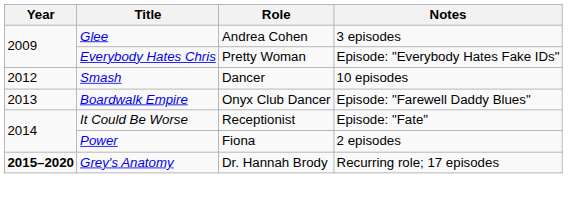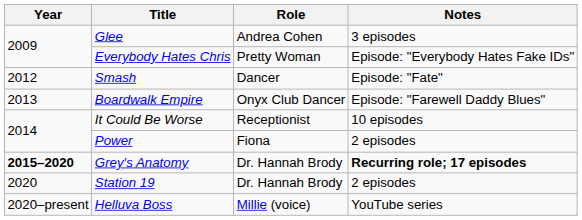(372, 78) 10 episodes -> (397, 78) Episode: "Fate"
(382, 120) Episode: "Fate" -> (387, 120) 10 episodes
(418, 162) normal -> (439, 162) bold
+ row: (125, 183)
+ row: (134, 204)
